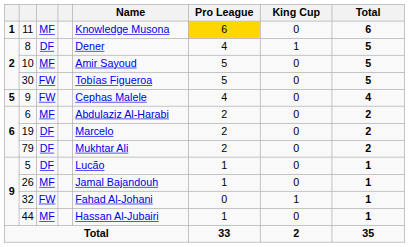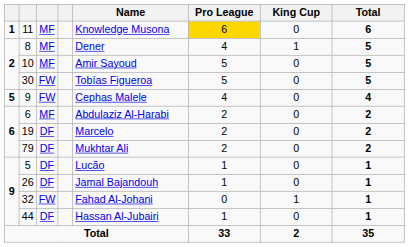(47, 47) DF -> (47, 47) MF
(47, 183) MF -> (47, 183) DF
(47, 217) MF -> (47, 217) DF
